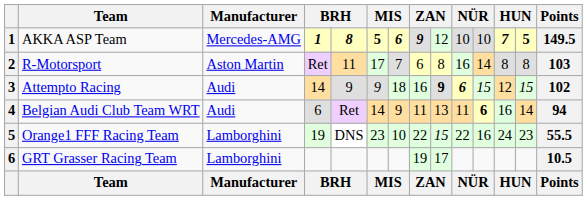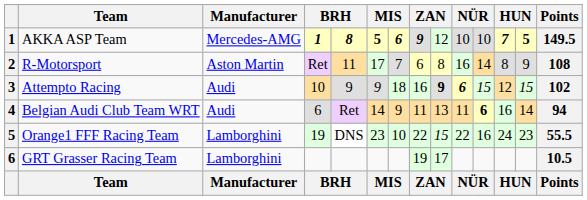(526, 63) 8 -> (526, 63) 9
(559, 63) 103 -> (559, 63) 108
(318, 87) 14 -> (318, 87) 10
